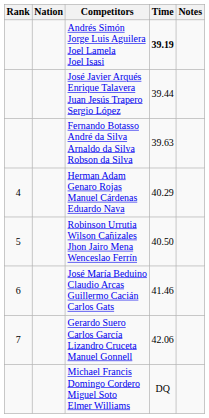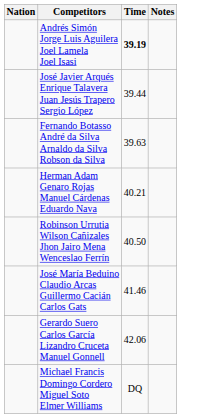- column: (18, 12)
(163, 192) 40.29 -> (135, 192) 40.21
